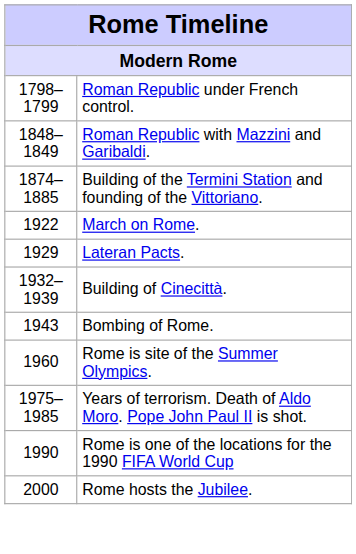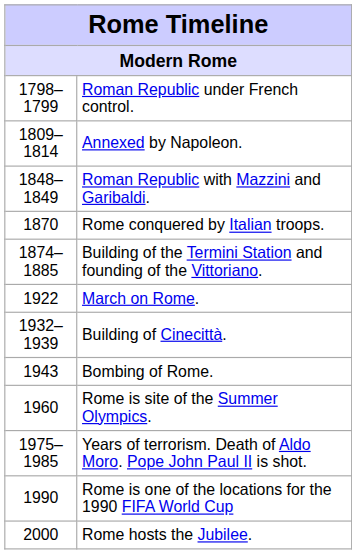+ row: (162, 143)
+ row: (203, 225)
- row: (133, 253)
